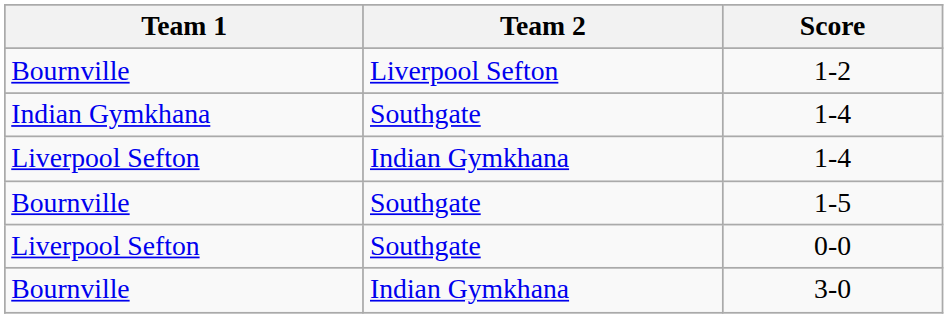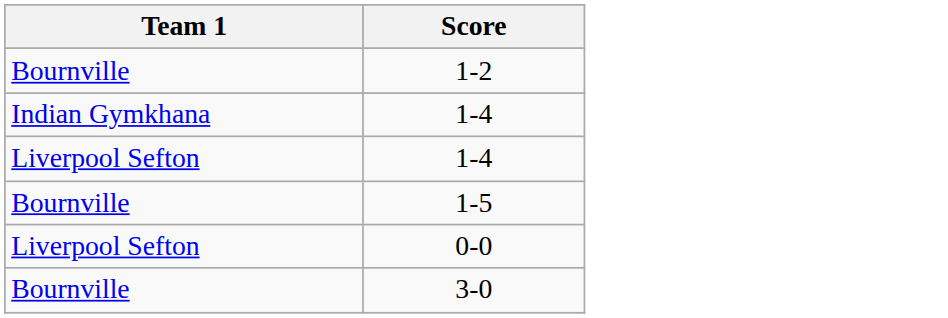- column: (543, 26)
